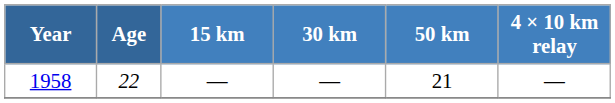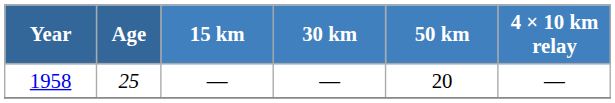(129, 80) 22 -> (129, 80) 25
(442, 80) 21 -> (442, 80) 20
